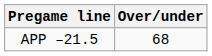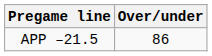(161, 40) 68 -> (161, 40) 86
